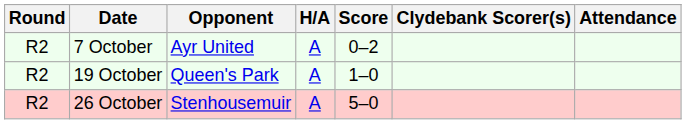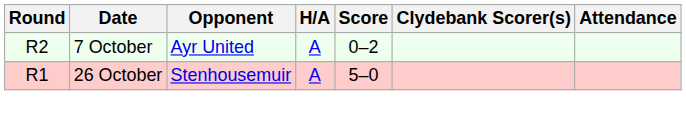- row: (118, 75)
(37, 103) R2 -> (37, 75) R1
